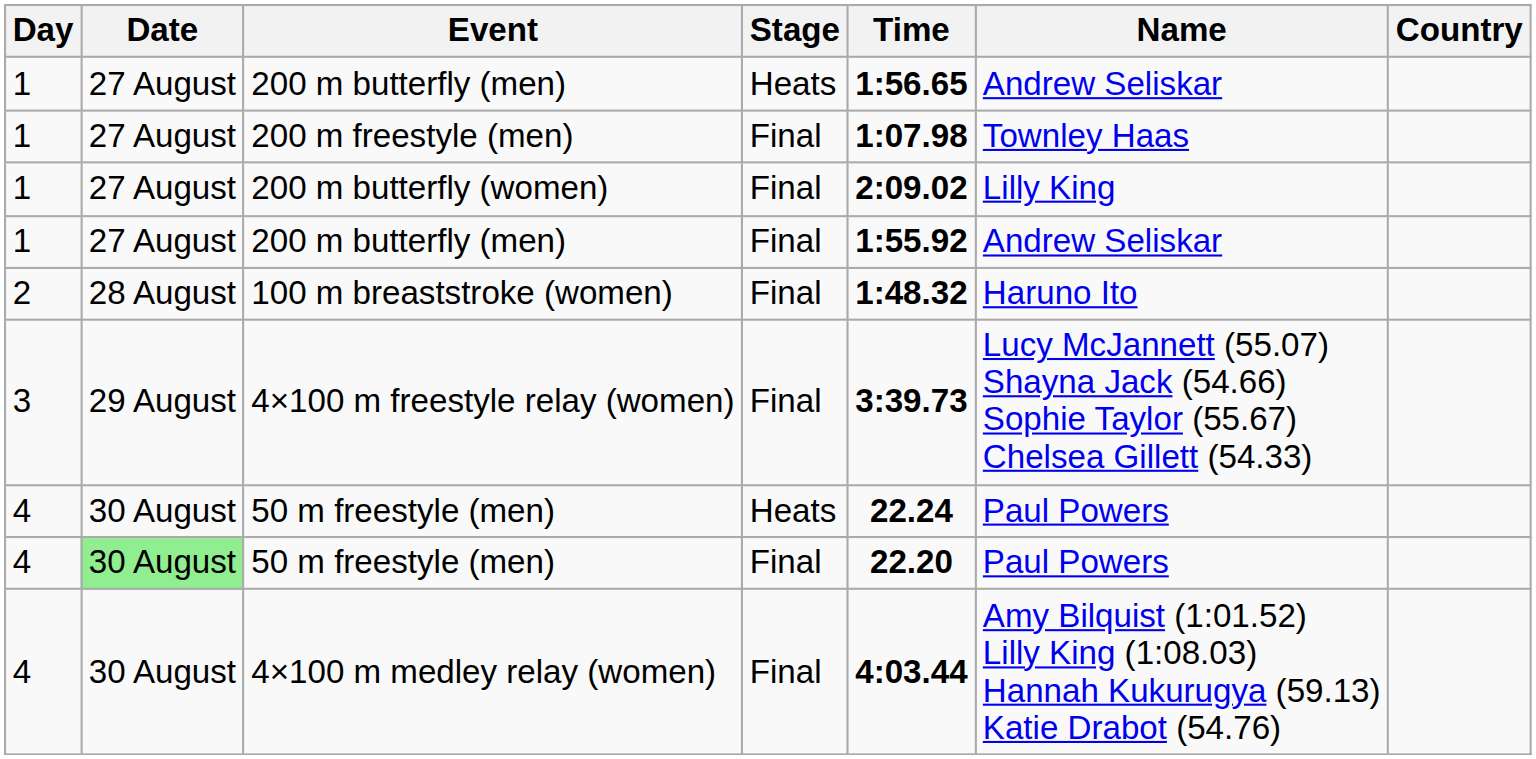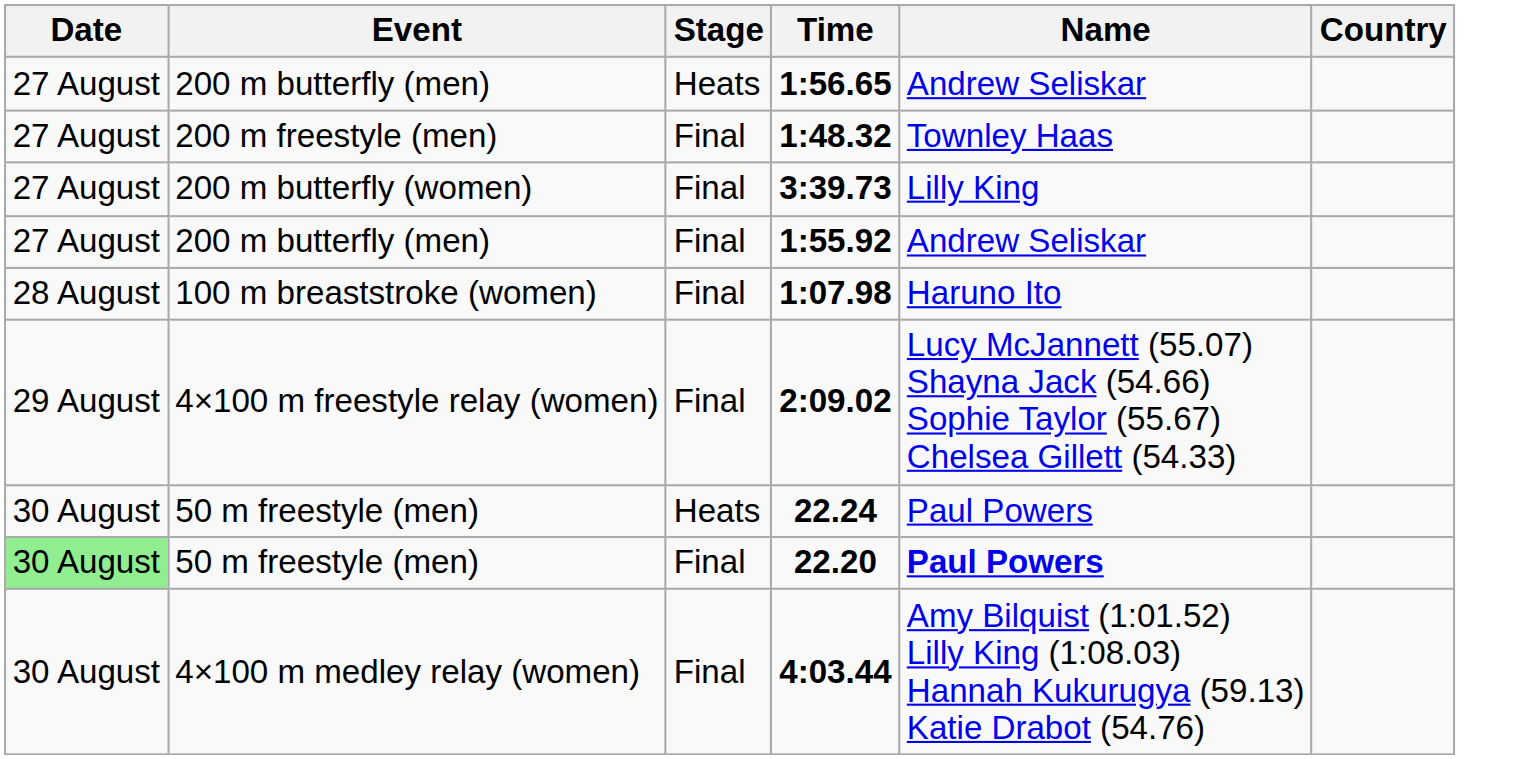- column: (43, 30)
(911, 135) 1:07.98 -> (835, 135) 1:48.32
(911, 188) 2:09.02 -> (835, 188) 3:39.73
(911, 293) 1:48.32 -> (835, 293) 1:07.98
(911, 401) 3:39.73 -> (835, 401) 2:09.02
(1076, 562) normal -> (1005, 562) bold
